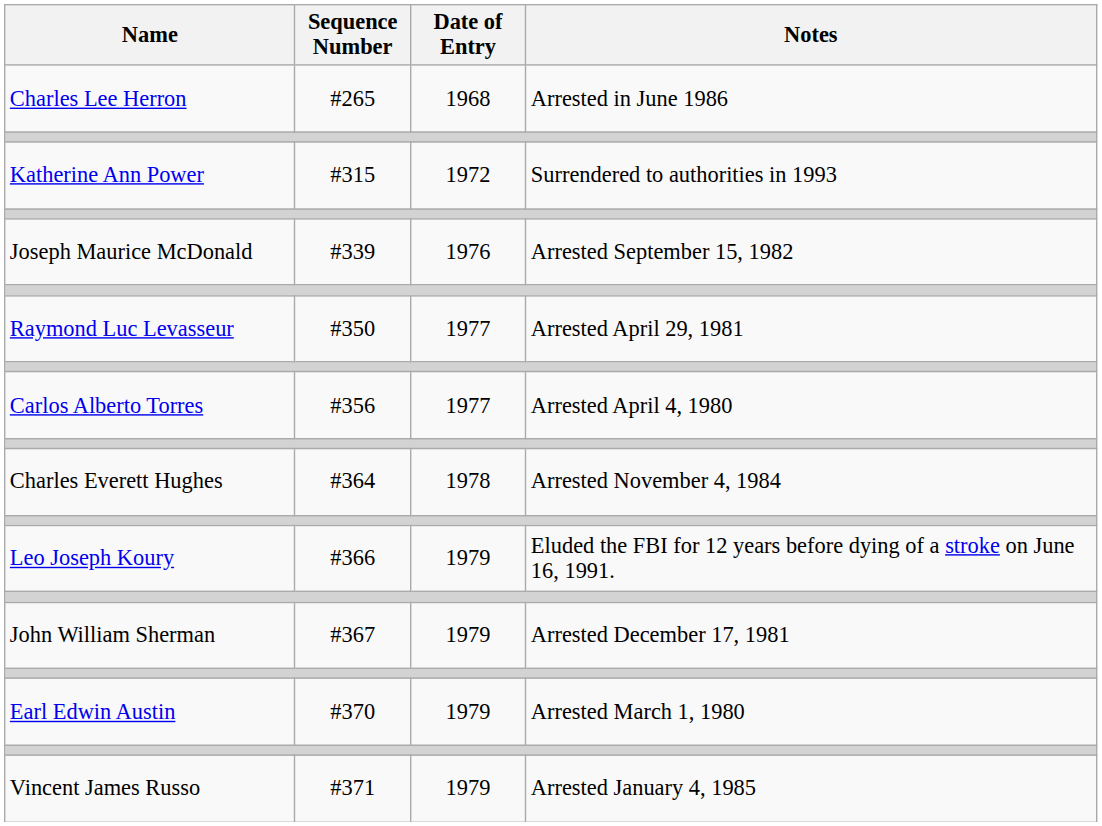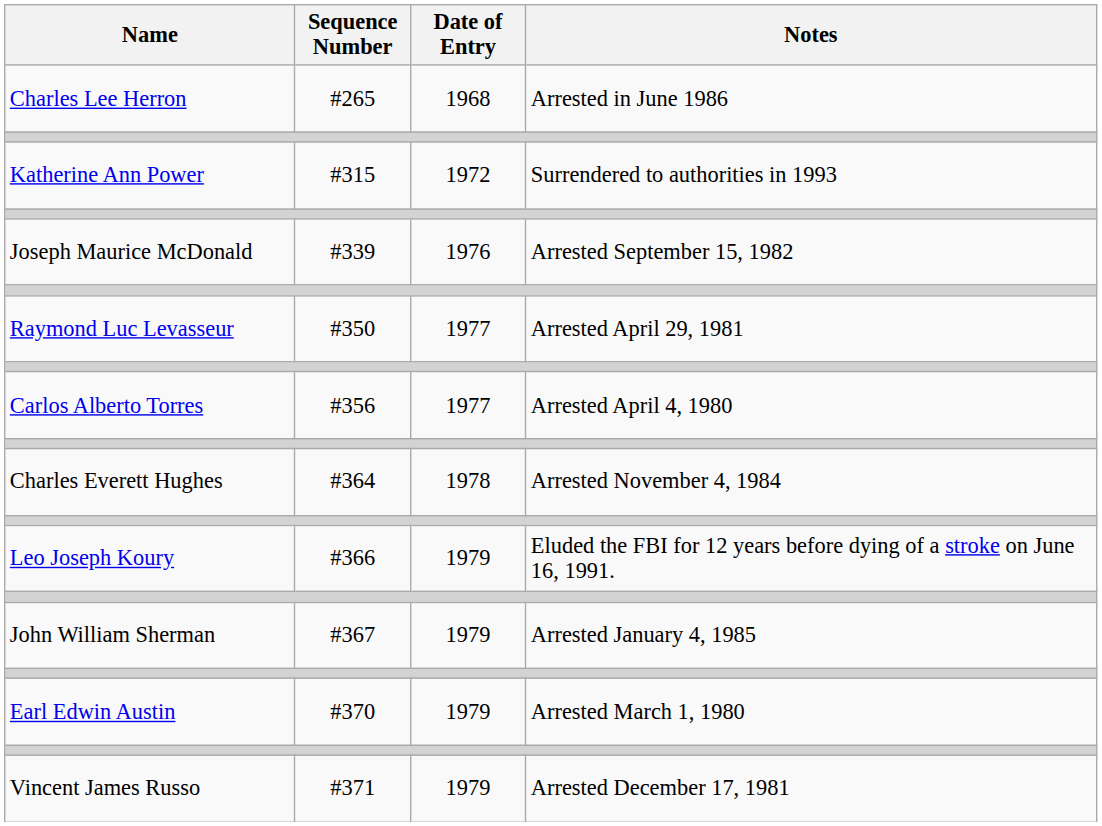(660, 634) Arrested December 17, 1981 -> (643, 634) Arrested January 4, 1985
(643, 788) Arrested January 4, 1985 -> (660, 788) Arrested December 17, 1981
